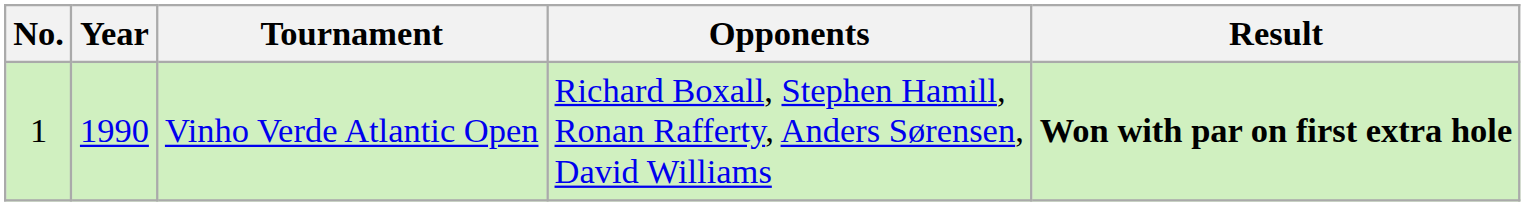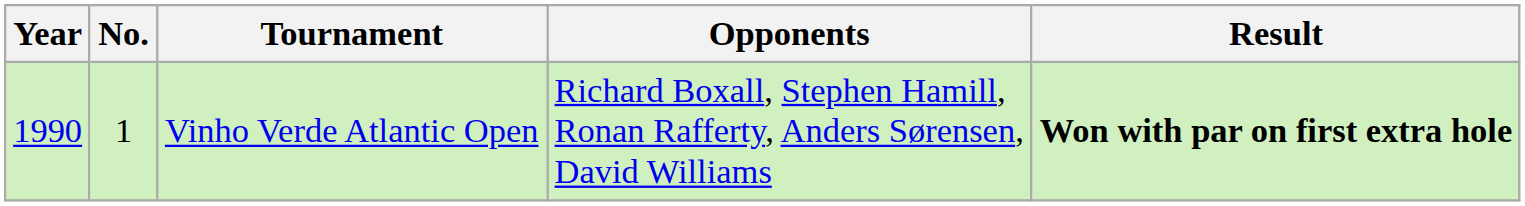columns swapped: (39, 33) <-> (114, 33)
